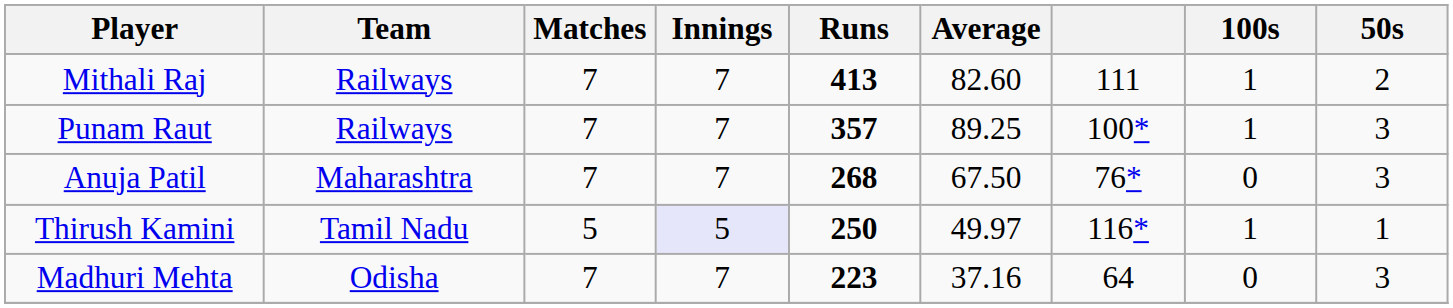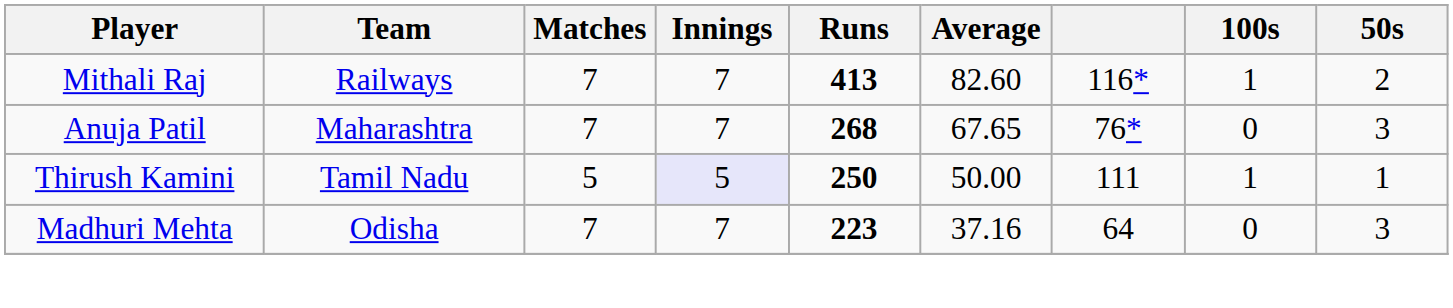(1118, 79) 111 -> (1118, 79) 116*
- row: (135, 128)
(986, 178) 67.50 -> (986, 128) 67.65
(986, 228) 49.97 -> (986, 178) 50.00
(1118, 228) 116* -> (1118, 178) 111
